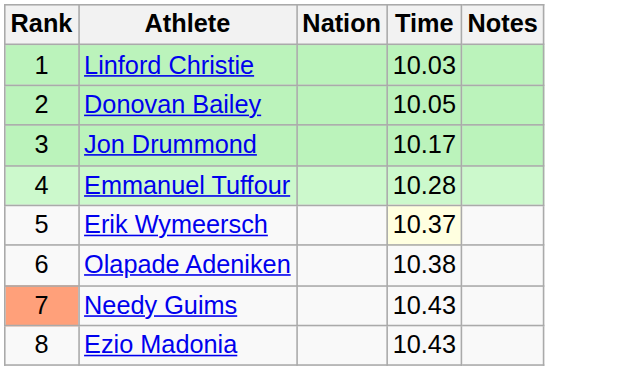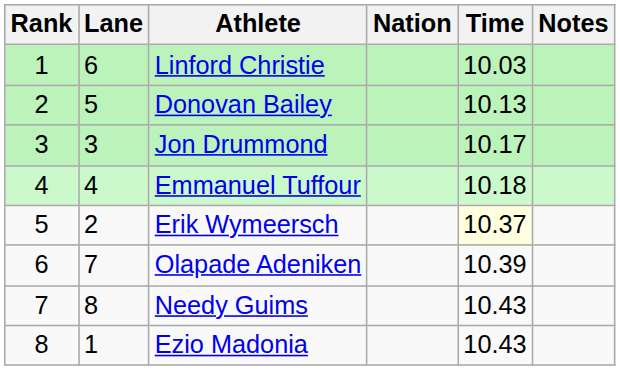+ column: (114, 24)
(424, 104) 10.05 -> (495, 104) 10.13
(424, 184) 10.28 -> (495, 184) 10.18
(424, 265) 10.38 -> (495, 265) 10.39
(42, 305) lightsalmon background -> (42, 305) no background
